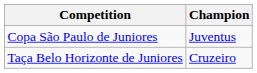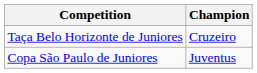rows swapped: (83, 36) <-> (95, 57)
